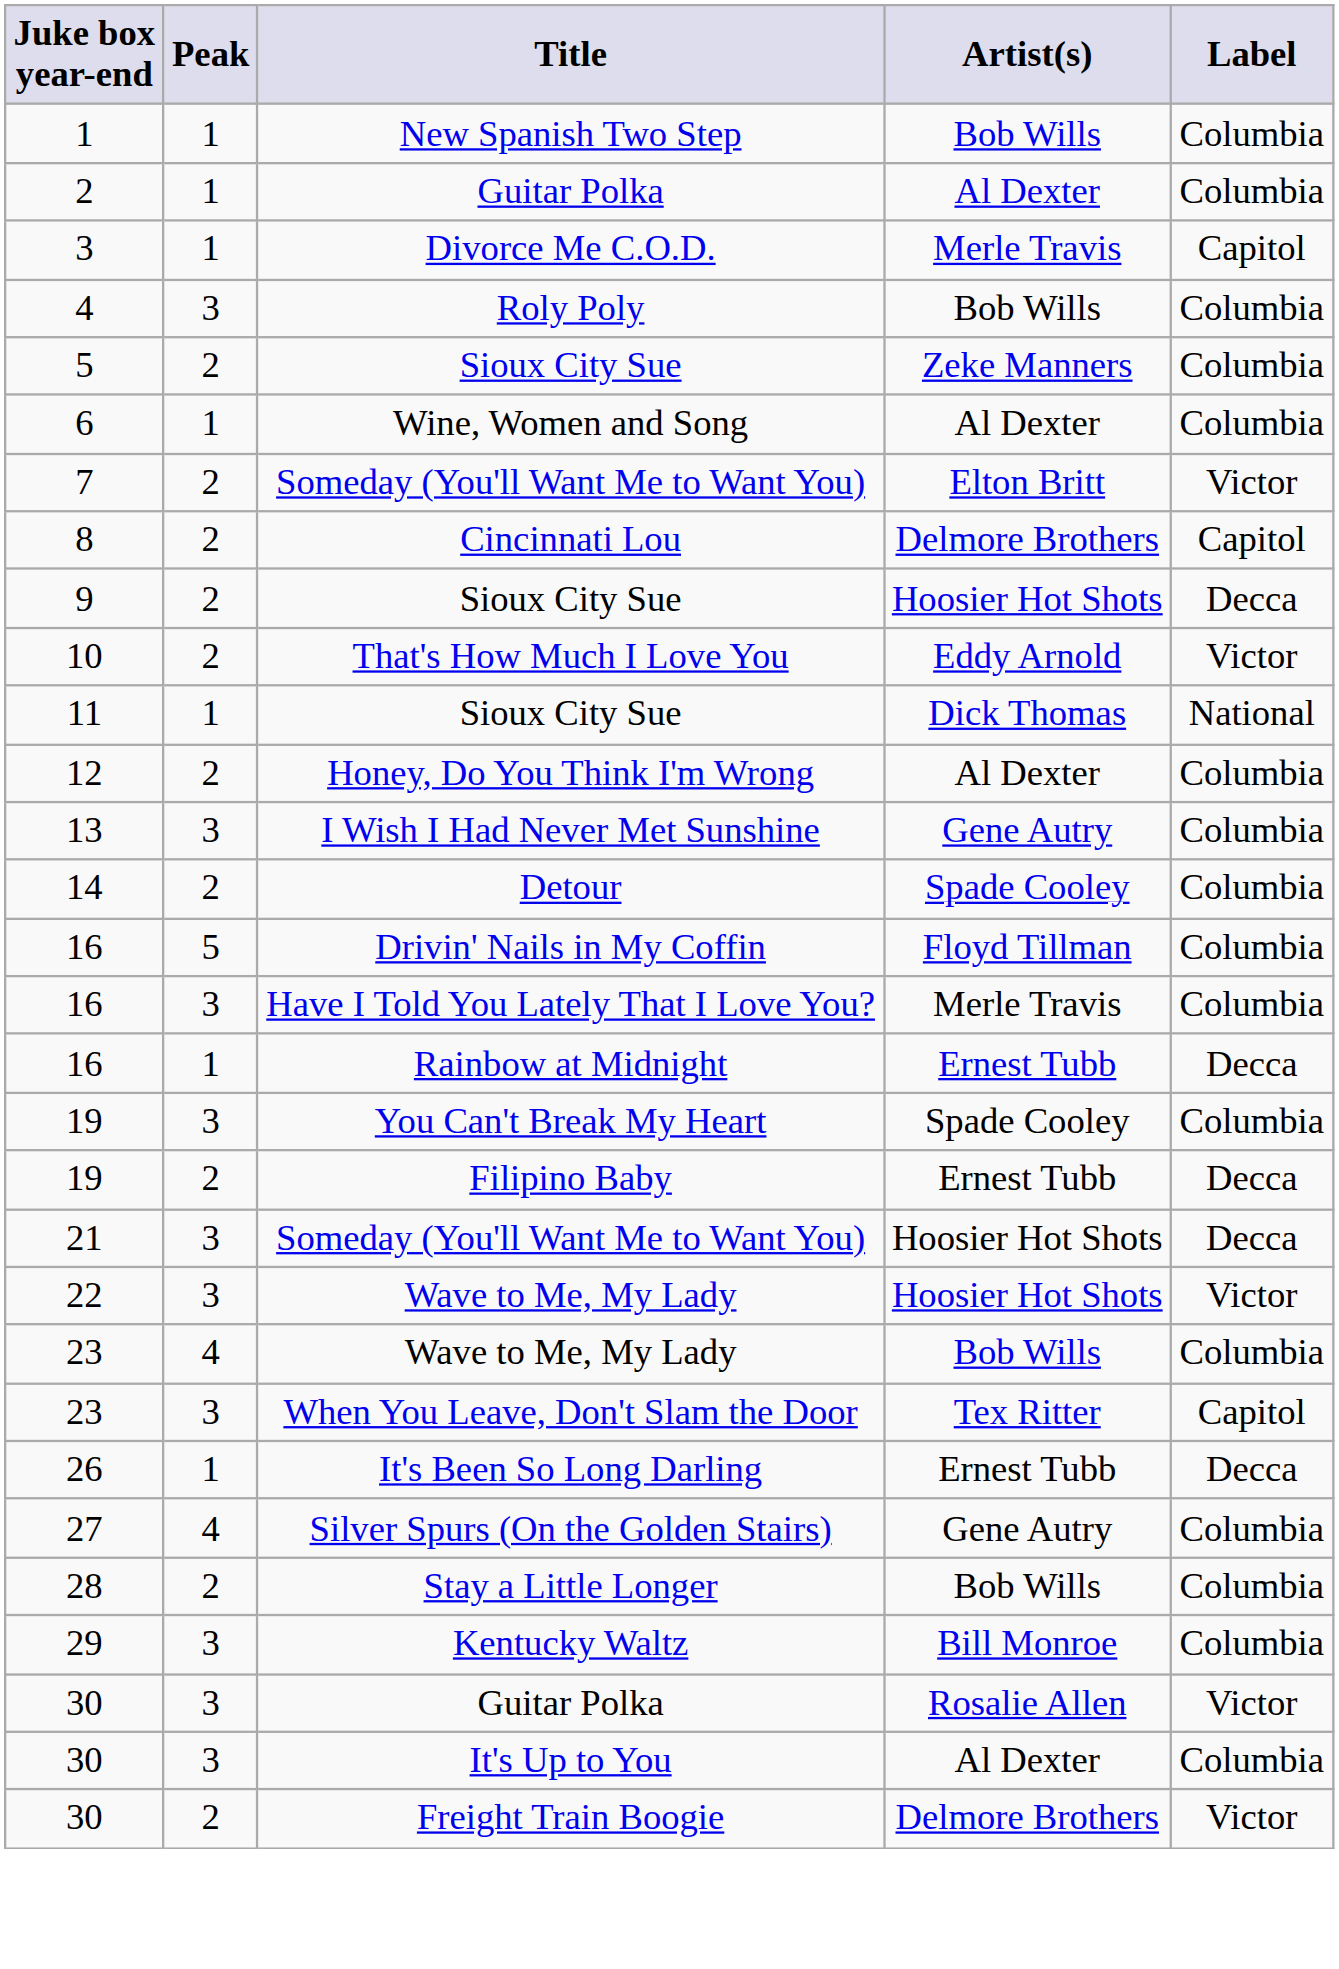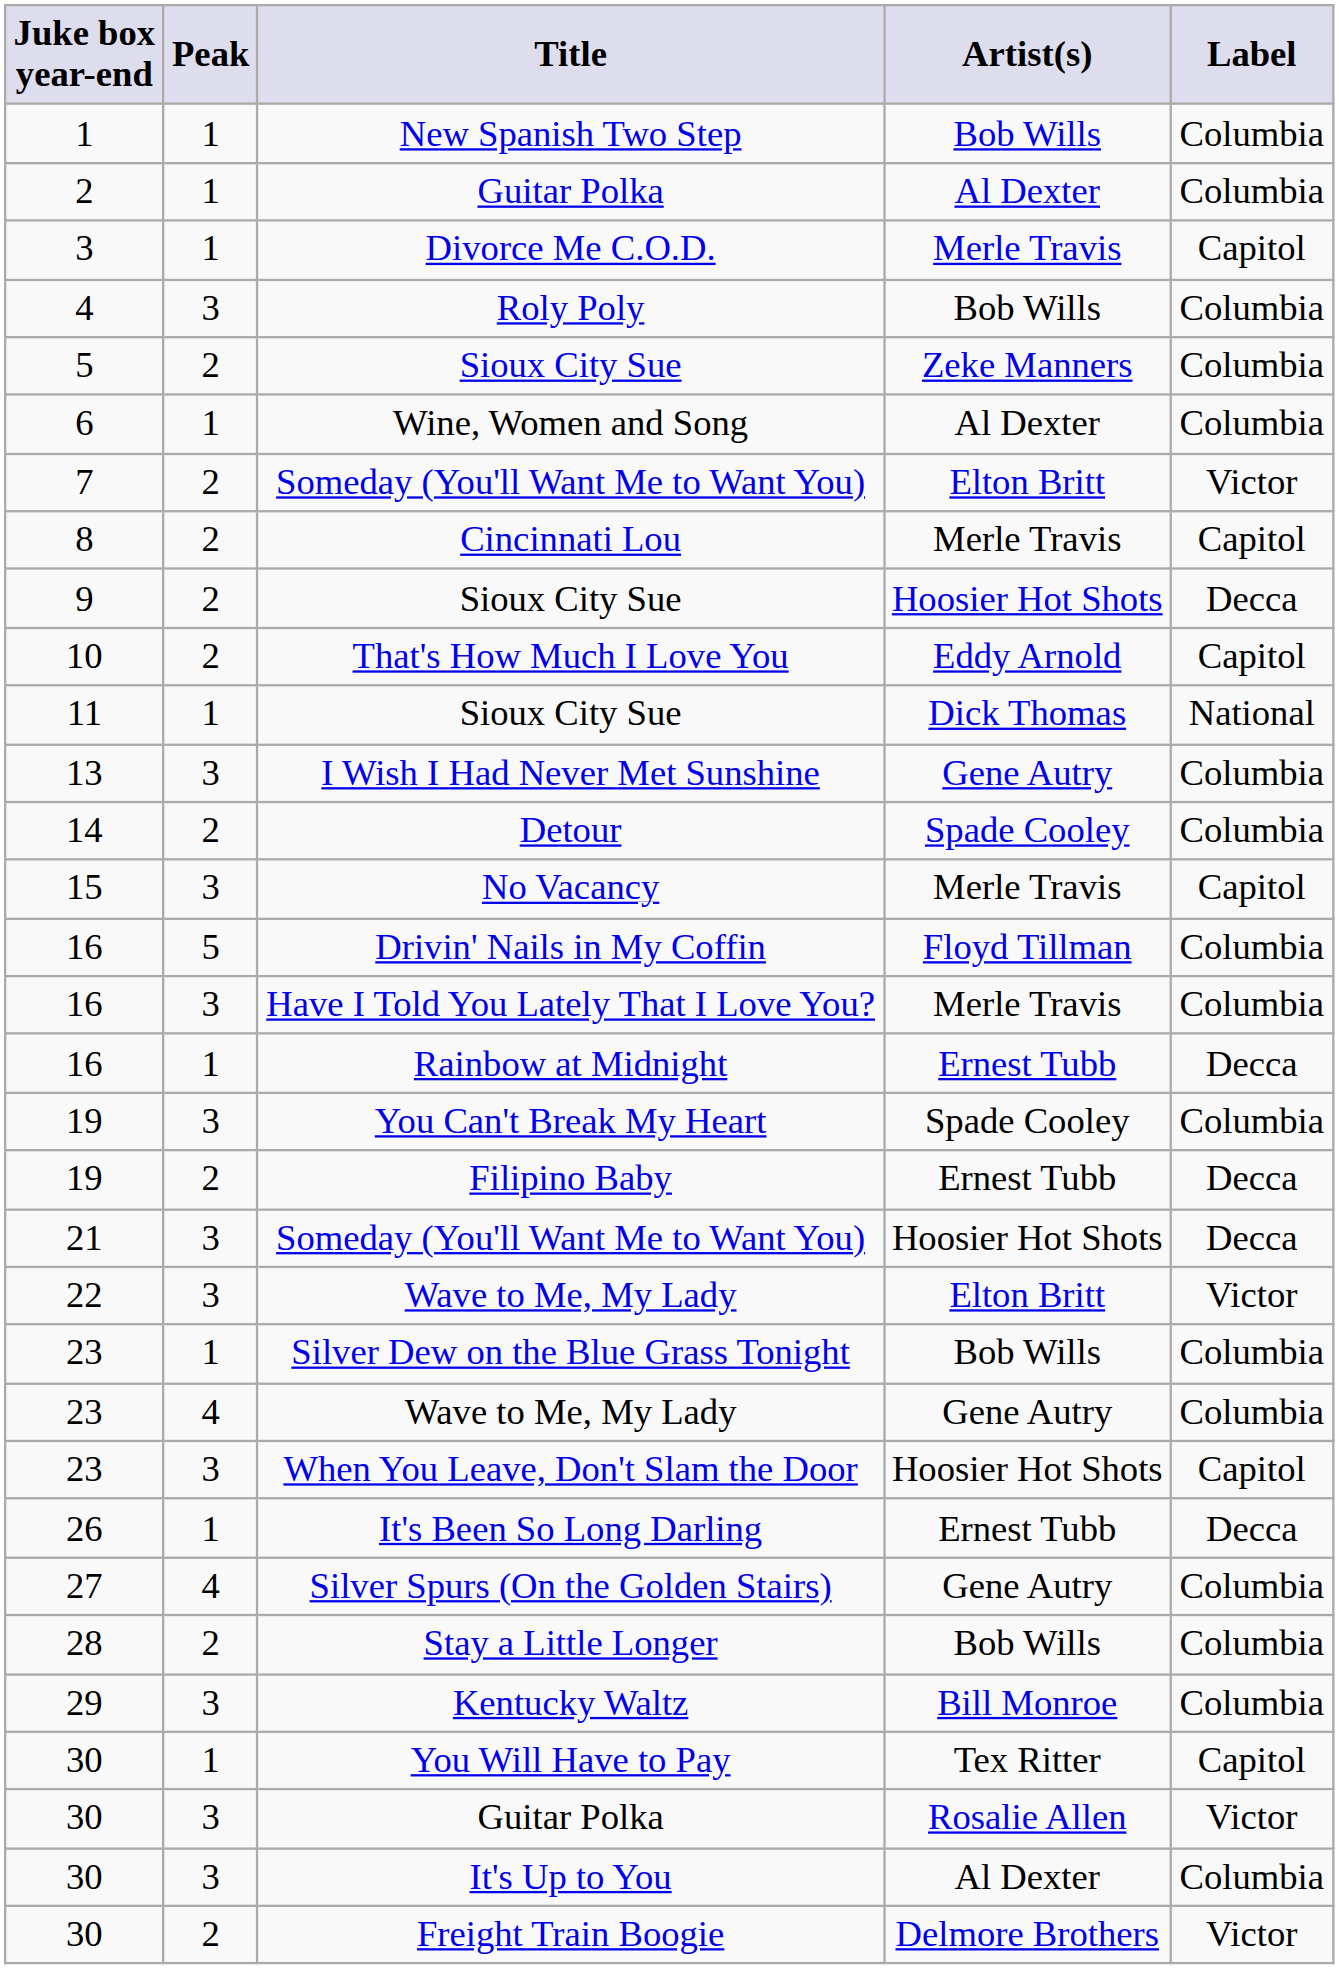(1027, 539) Delmore Brothers -> (1027, 539) Merle Travis
(1252, 655) Victor -> (1252, 655) Capitol
- row: (84, 772)
+ row: (84, 888)
(1027, 1295) Hoosier Hot Shots -> (1027, 1295) Elton Britt
+ row: (84, 1353)
(1027, 1353) Bob Wills -> (1027, 1411) Gene Autry
(1027, 1411) Tex Ritter -> (1027, 1469) Hoosier Hot Shots
+ row: (84, 1759)
